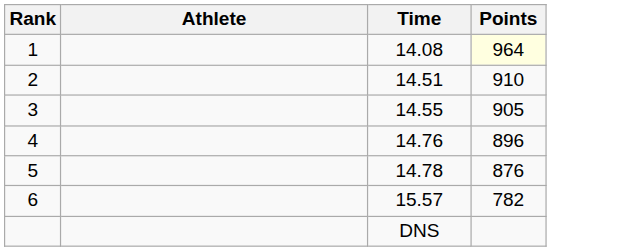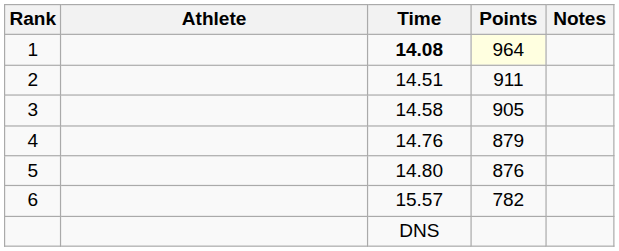+ column: (580, 19)
(419, 49) normal -> (419, 49) bold
(508, 79) 910 -> (508, 79) 911
(419, 110) 14.55 -> (419, 110) 14.58
(508, 140) 896 -> (508, 140) 879
(419, 170) 14.78 -> (419, 170) 14.80
